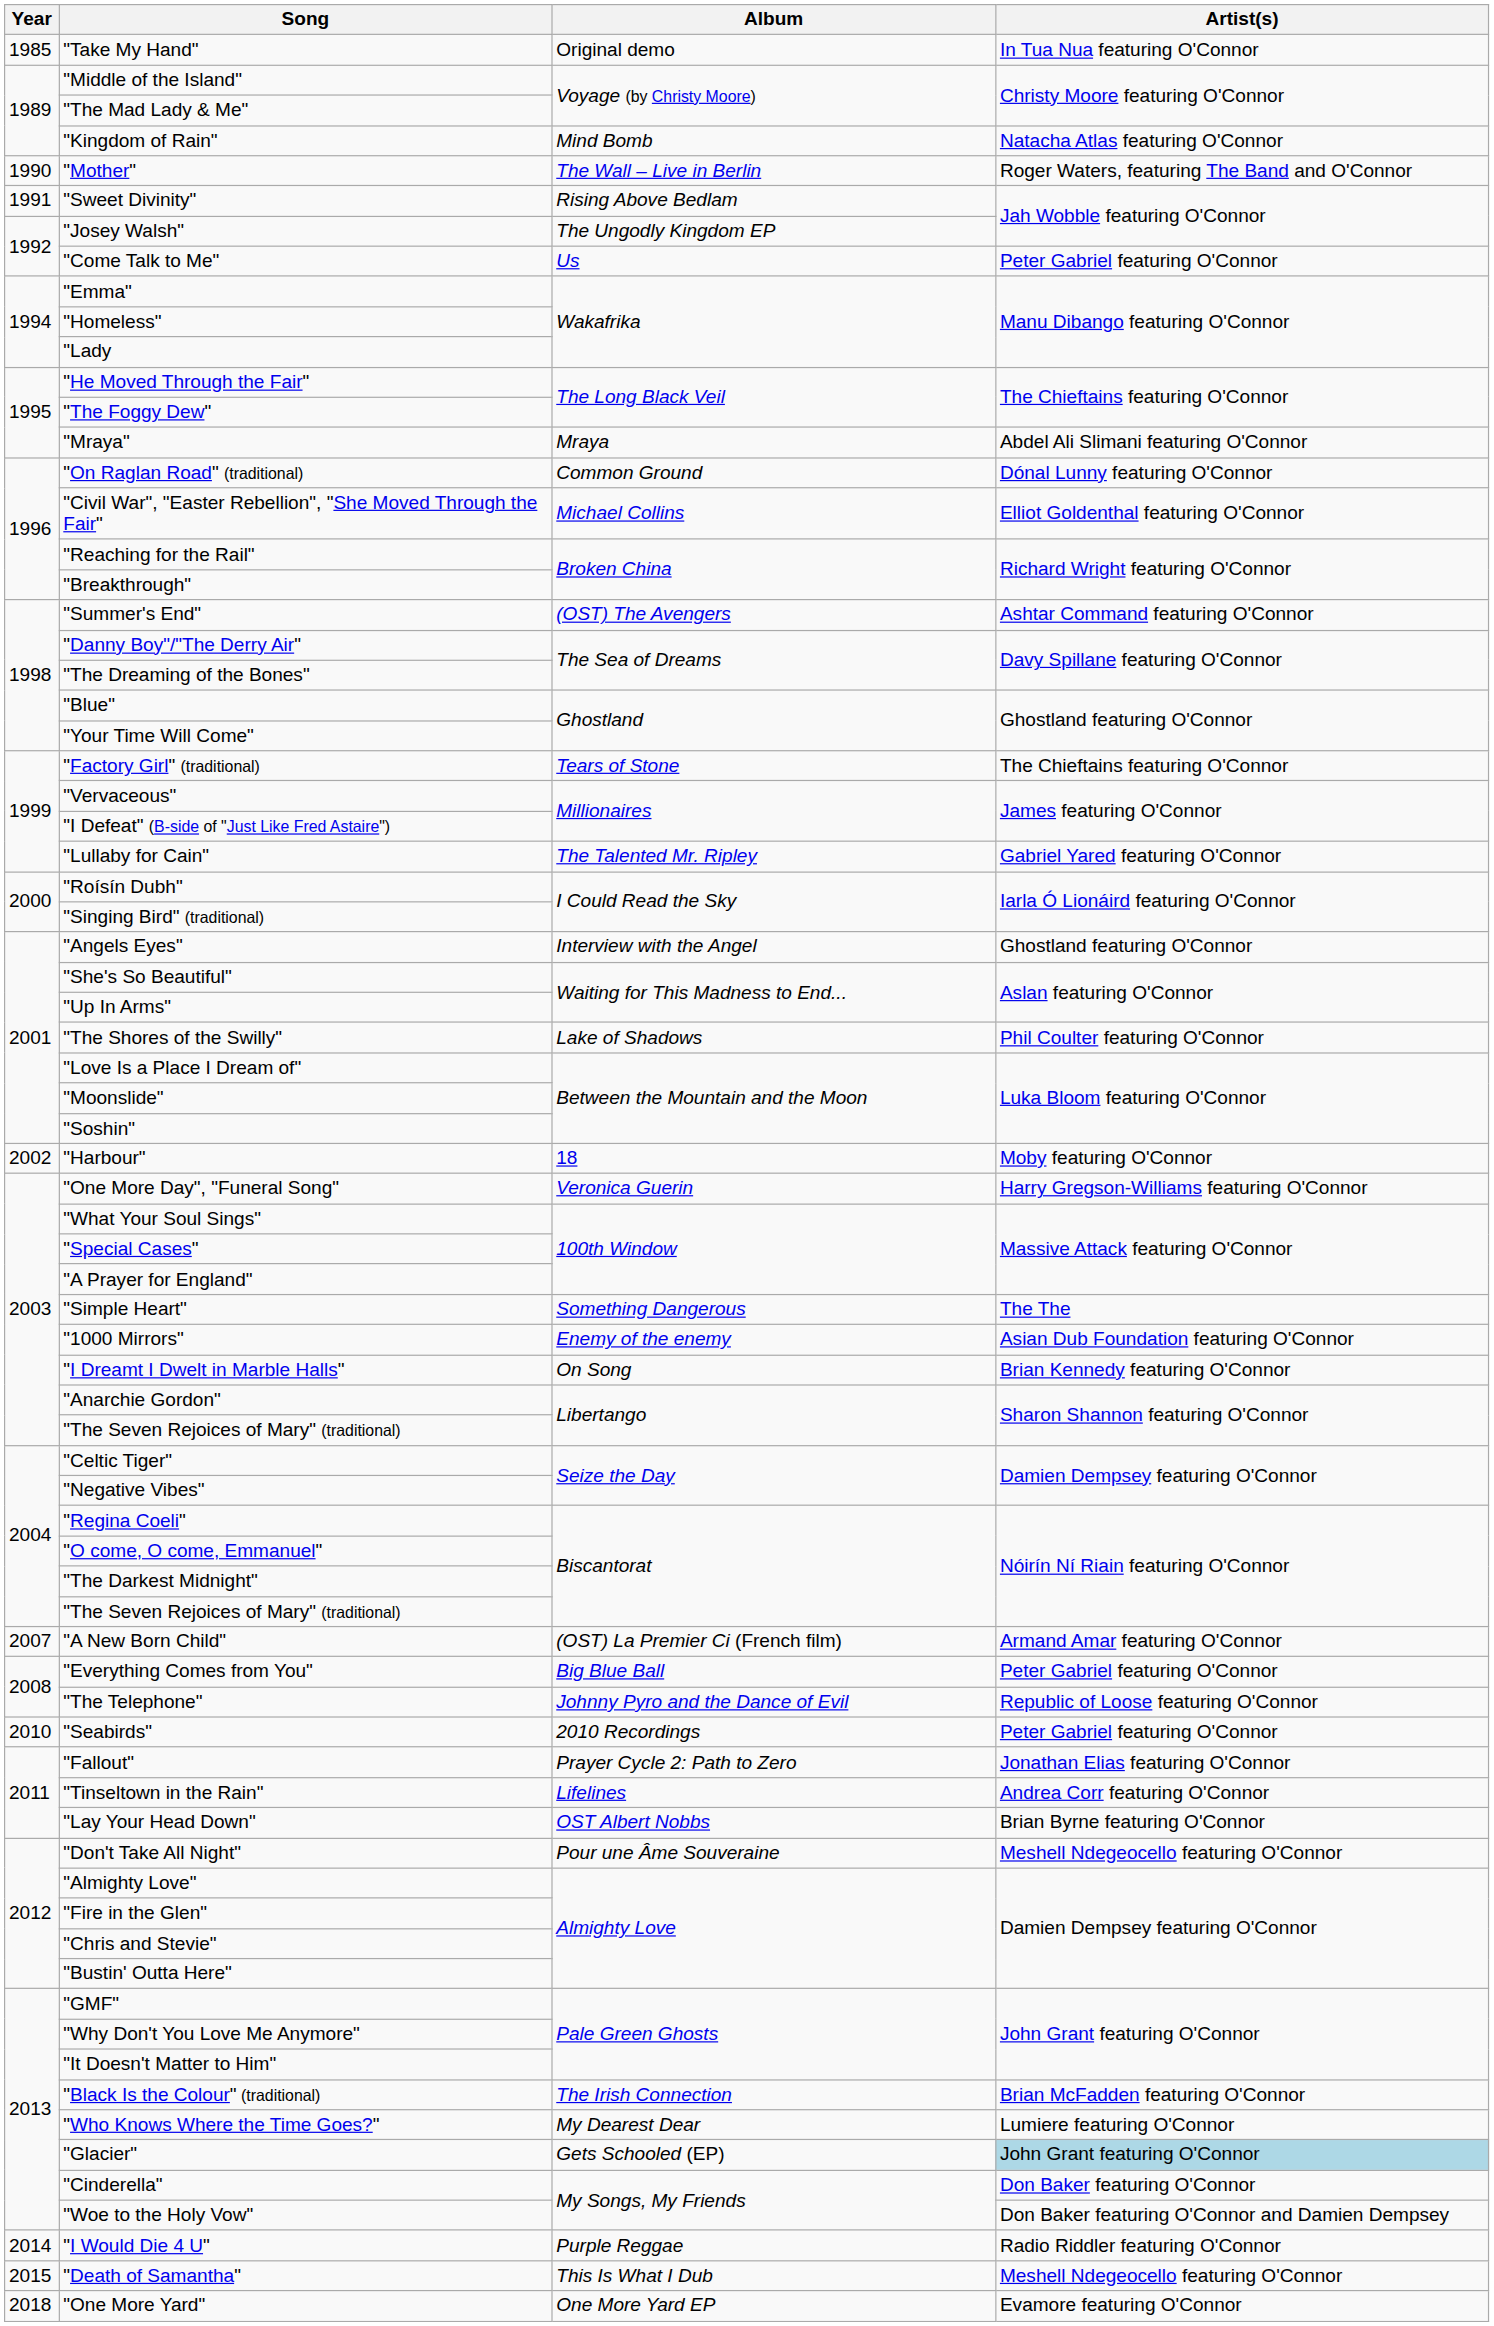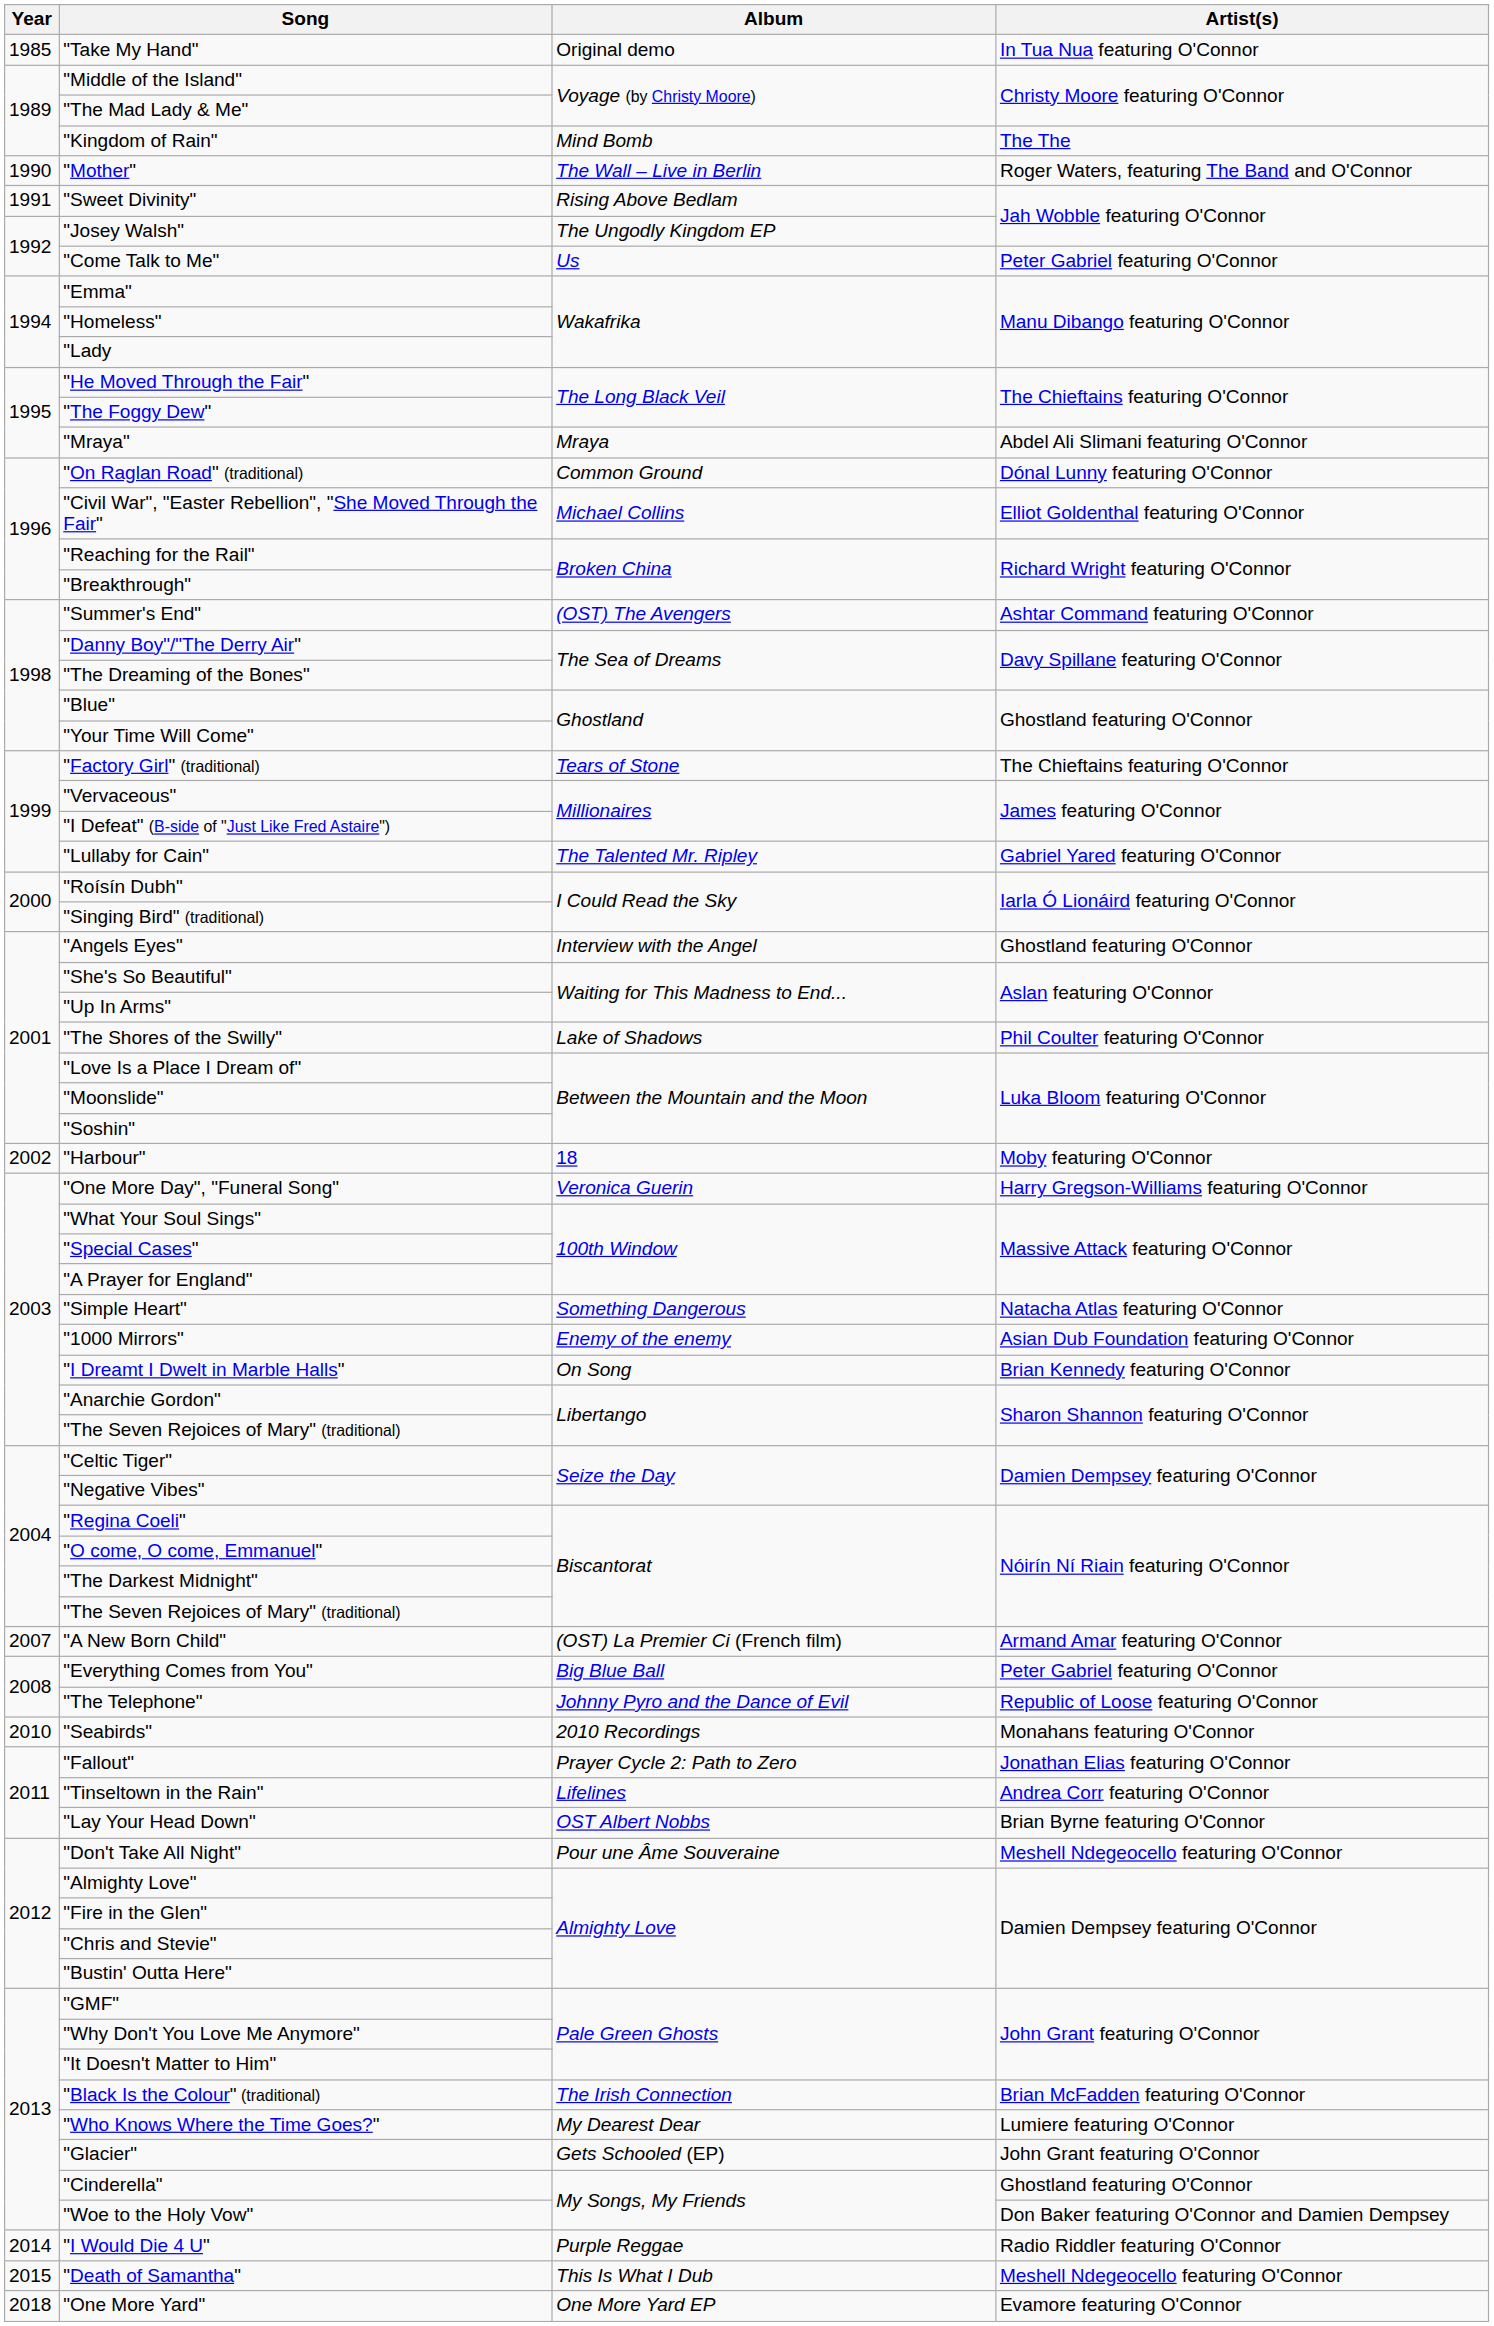(1141, 140) Natacha Atlas featuring O'Connor -> (1035, 140) The The
(1035, 1309) The The -> (1141, 1309) Natacha Atlas featuring O'Connor
(1139, 1732) Peter Gabriel featuring O'Connor -> (1127, 1732) Monahans featuring O'Connor
(1130, 2154) lightblue background -> (1130, 2154) no background
(1128, 2184) Don Baker featuring O'Connor -> (1126, 2184) Ghostland featuring O'Connor
